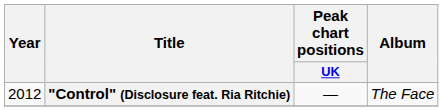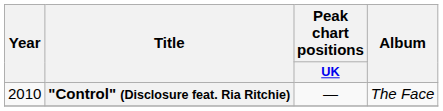(25, 94) 2012 -> (25, 94) 2010
